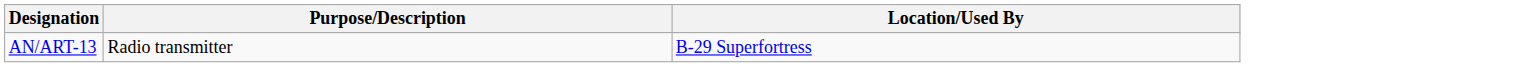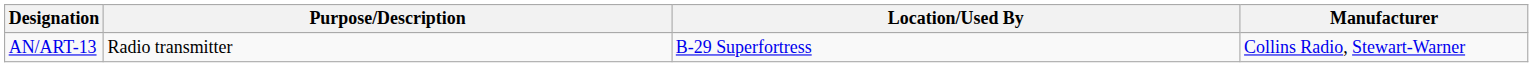+ column: (1384, 18)
